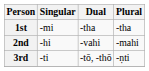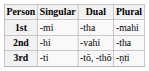(124, 27) -tha -> (127, 27) -mahi
(127, 43) -mahi -> (124, 43) -tha
